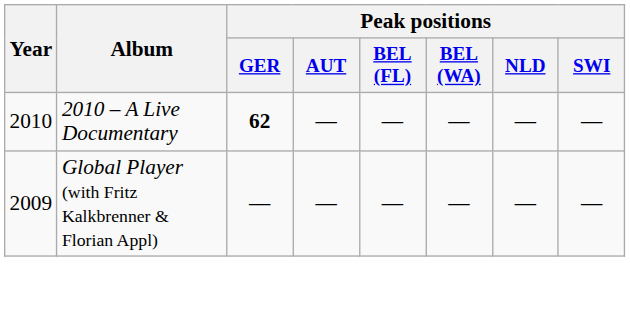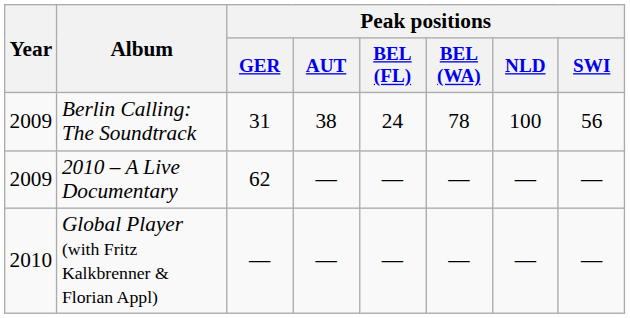+ row: (129, 121)
(31, 121) 2010 -> (31, 178) 2009
(260, 121) bold -> (260, 178) normal
(31, 202) 2009 -> (31, 260) 2010
